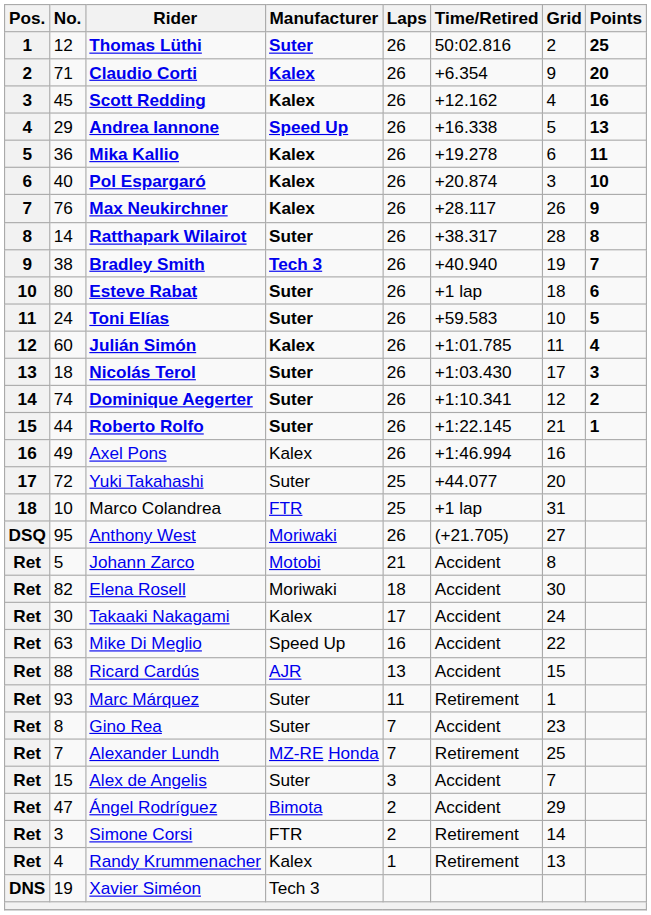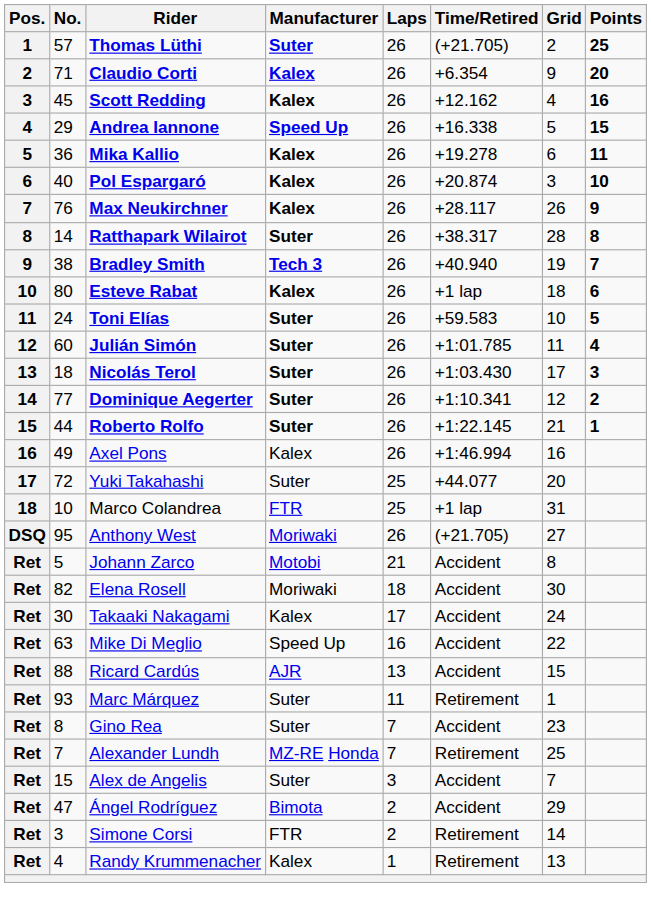(63, 46) 12 -> (63, 46) 57
(473, 46) 50:02.816 -> (472, 46) (+21.705)
(599, 127) 13 -> (599, 127) 15
(291, 290) Suter -> (292, 290) Kalex
(292, 345) Kalex -> (291, 345) Suter
(63, 399) 74 -> (63, 399) 77
- row: (145, 888)
